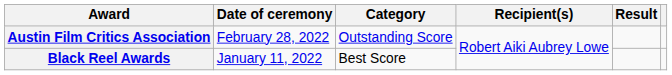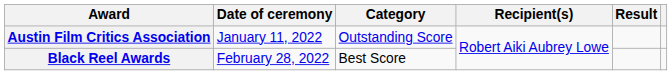(273, 37) February 28, 2022 -> (269, 37) January 11, 2022
(269, 59) January 11, 2022 -> (273, 59) February 28, 2022
